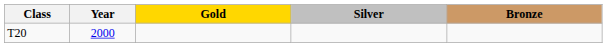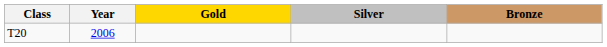(103, 33) 2000 -> (103, 33) 2006
